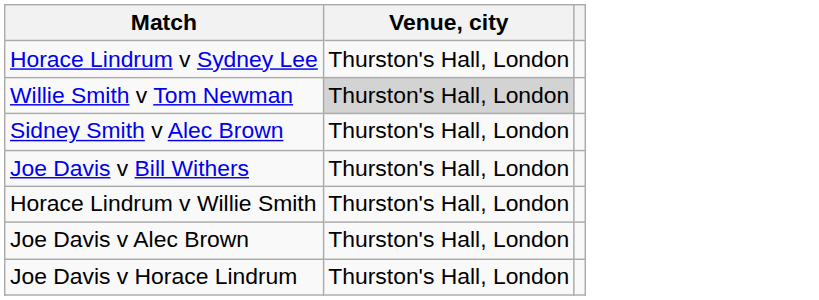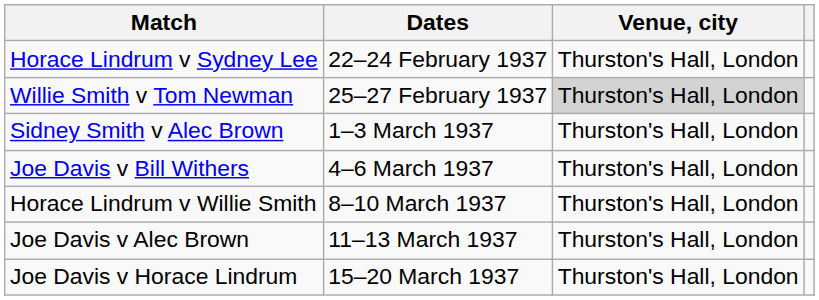+ column: (438, 22)
